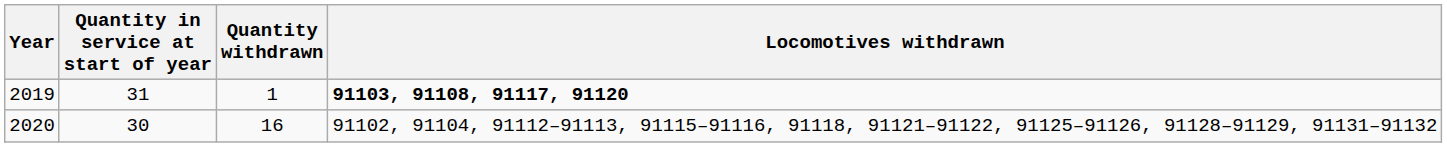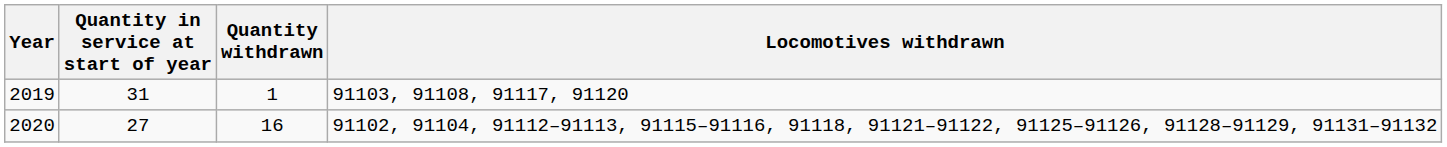(481, 95) bold -> (481, 95) normal
(138, 126) 30 -> (138, 126) 27
